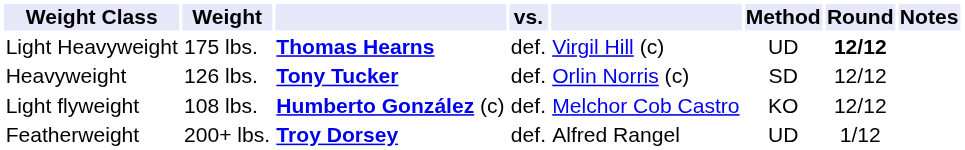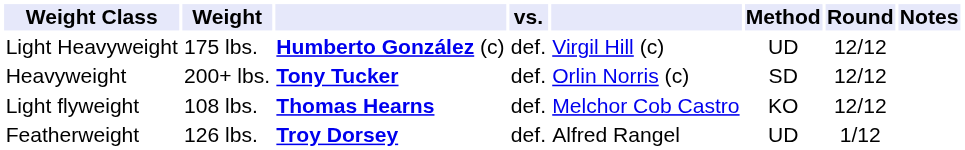(355, 47) Thomas Hearns -> (391, 47) Humberto González (c)
(860, 47) bold -> (860, 47) normal
(221, 76) 126 lbs. -> (227, 76) 200+ lbs.
(391, 106) Humberto González (c) -> (355, 106) Thomas Hearns
(227, 135) 200+ lbs. -> (221, 135) 126 lbs.
